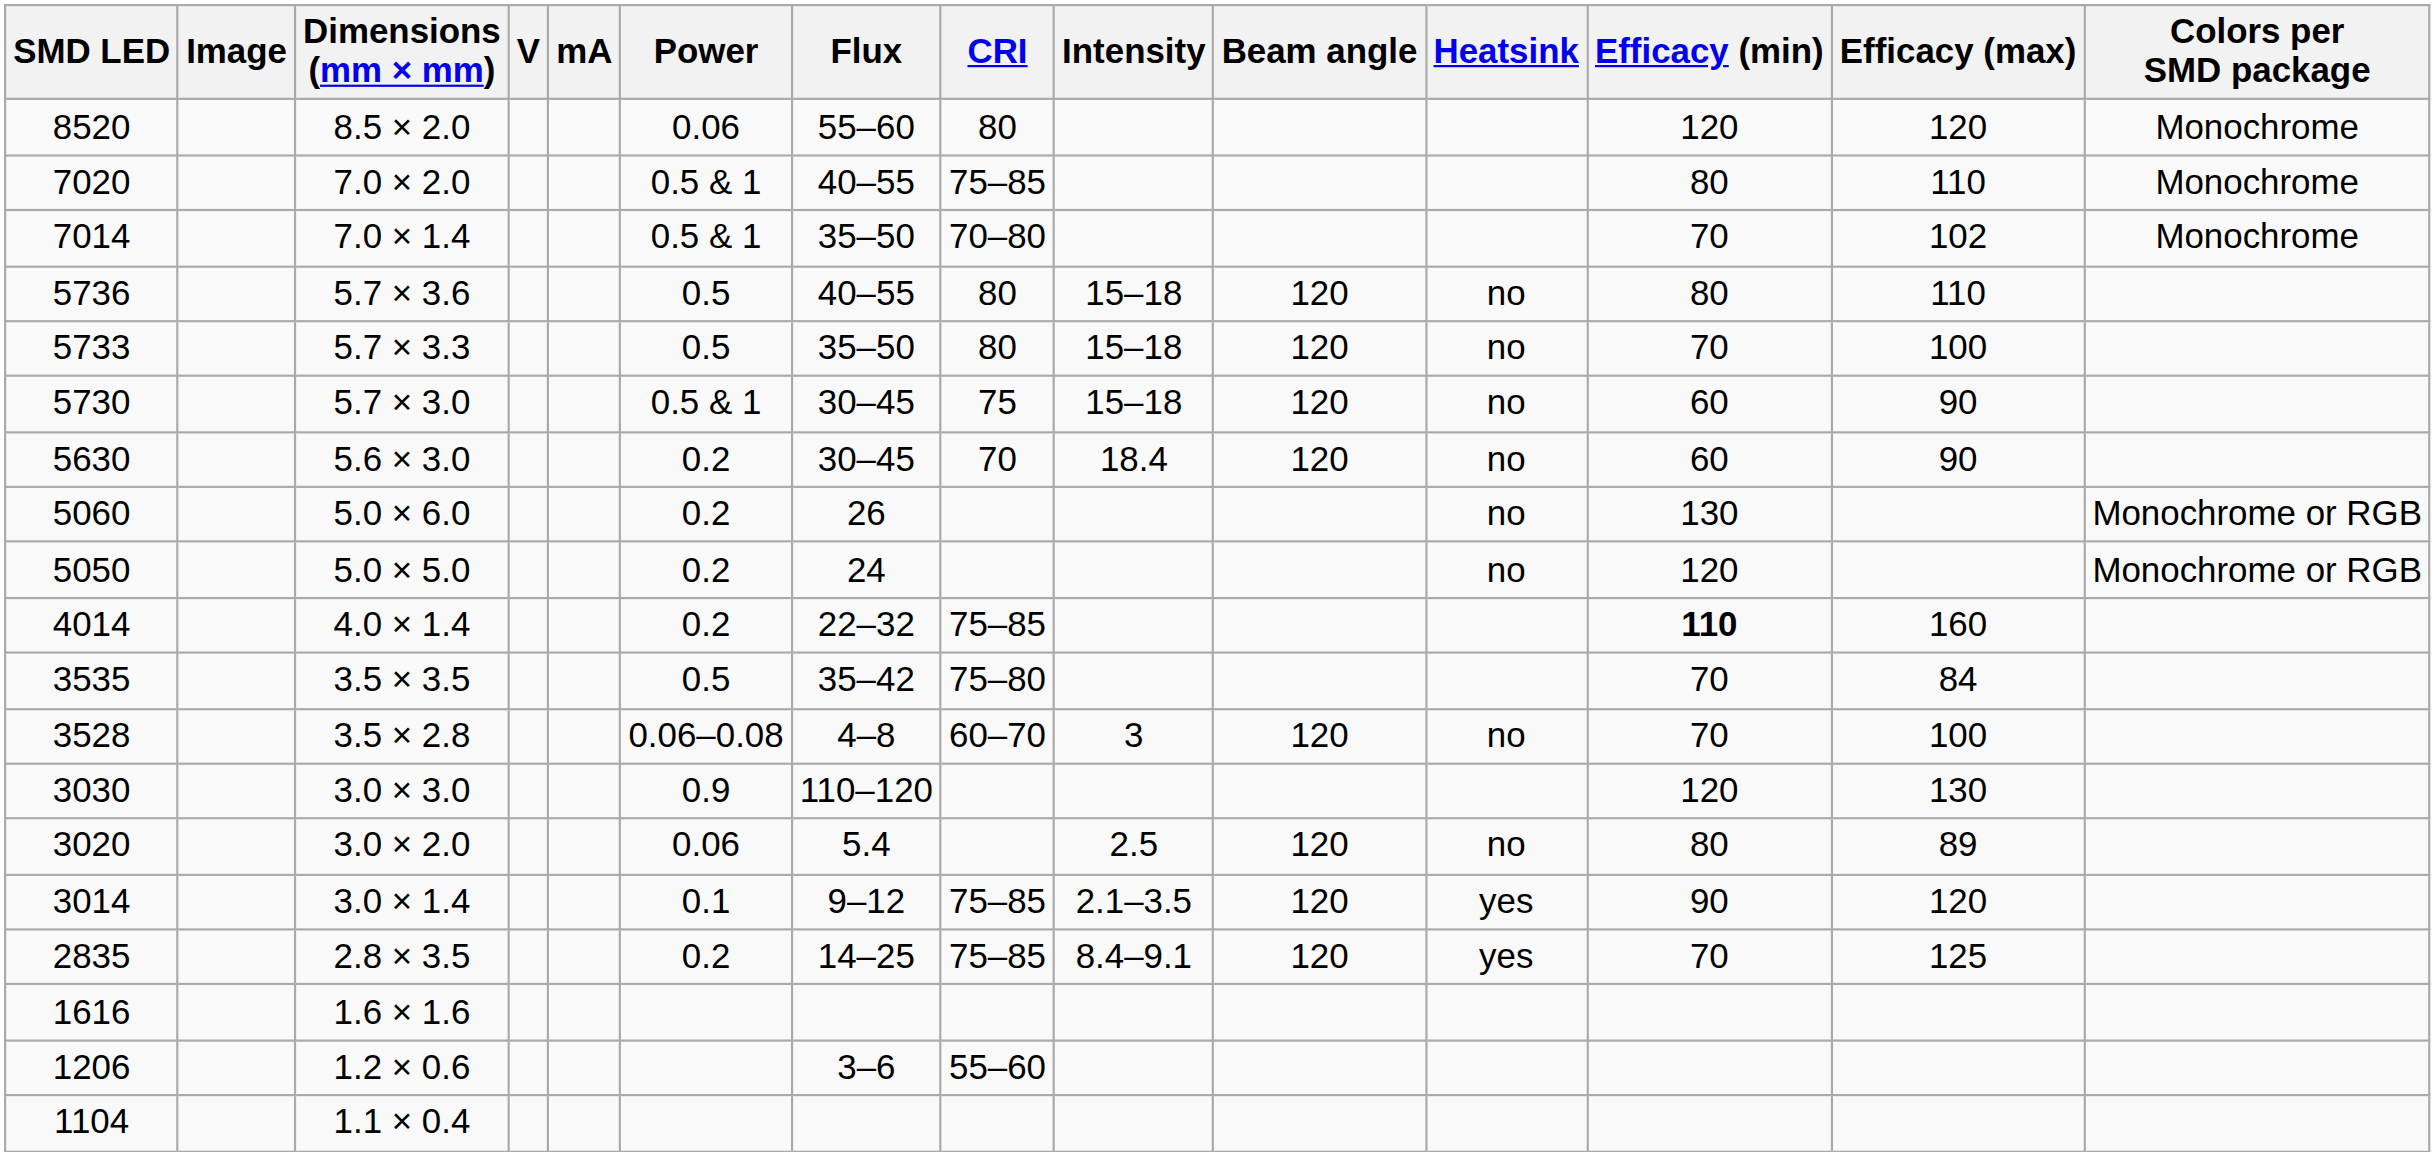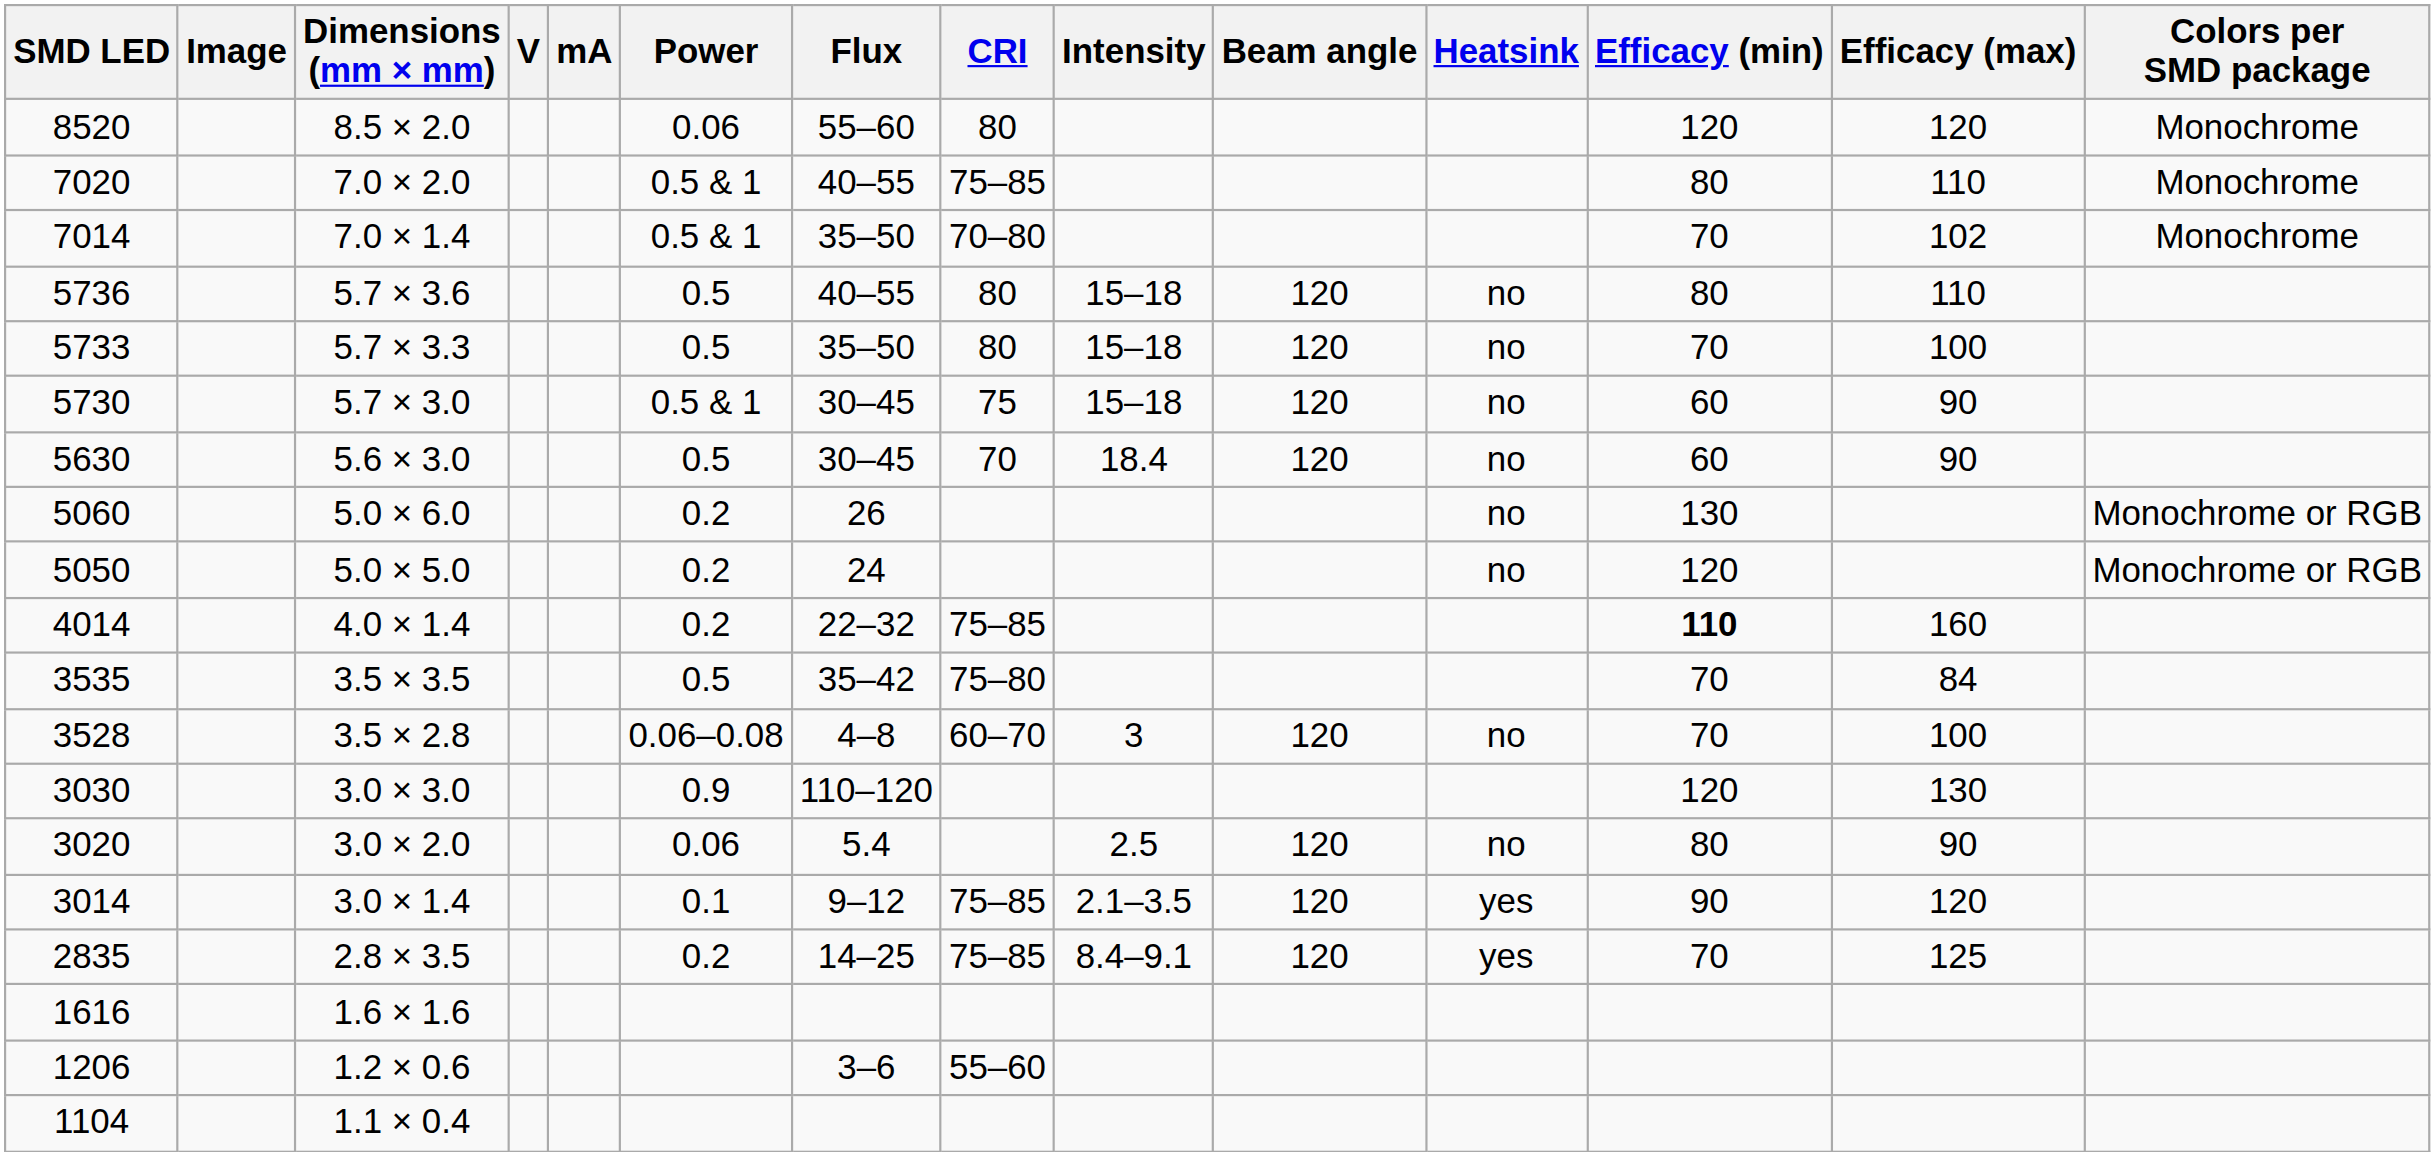(706, 458) 0.2 -> (706, 458) 0.5
(1958, 845) 89 -> (1958, 845) 90
